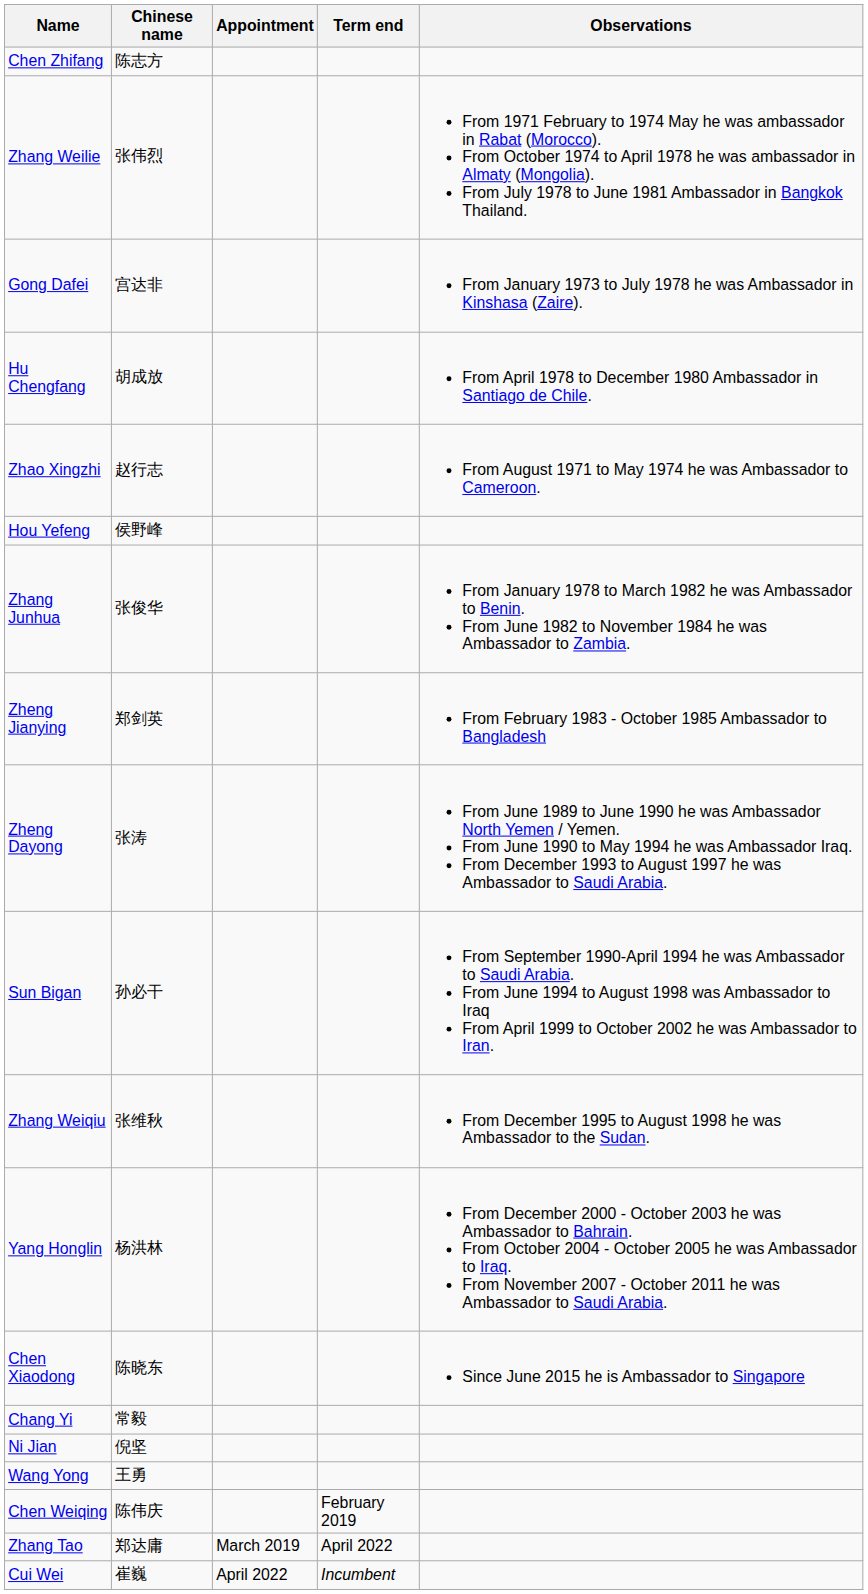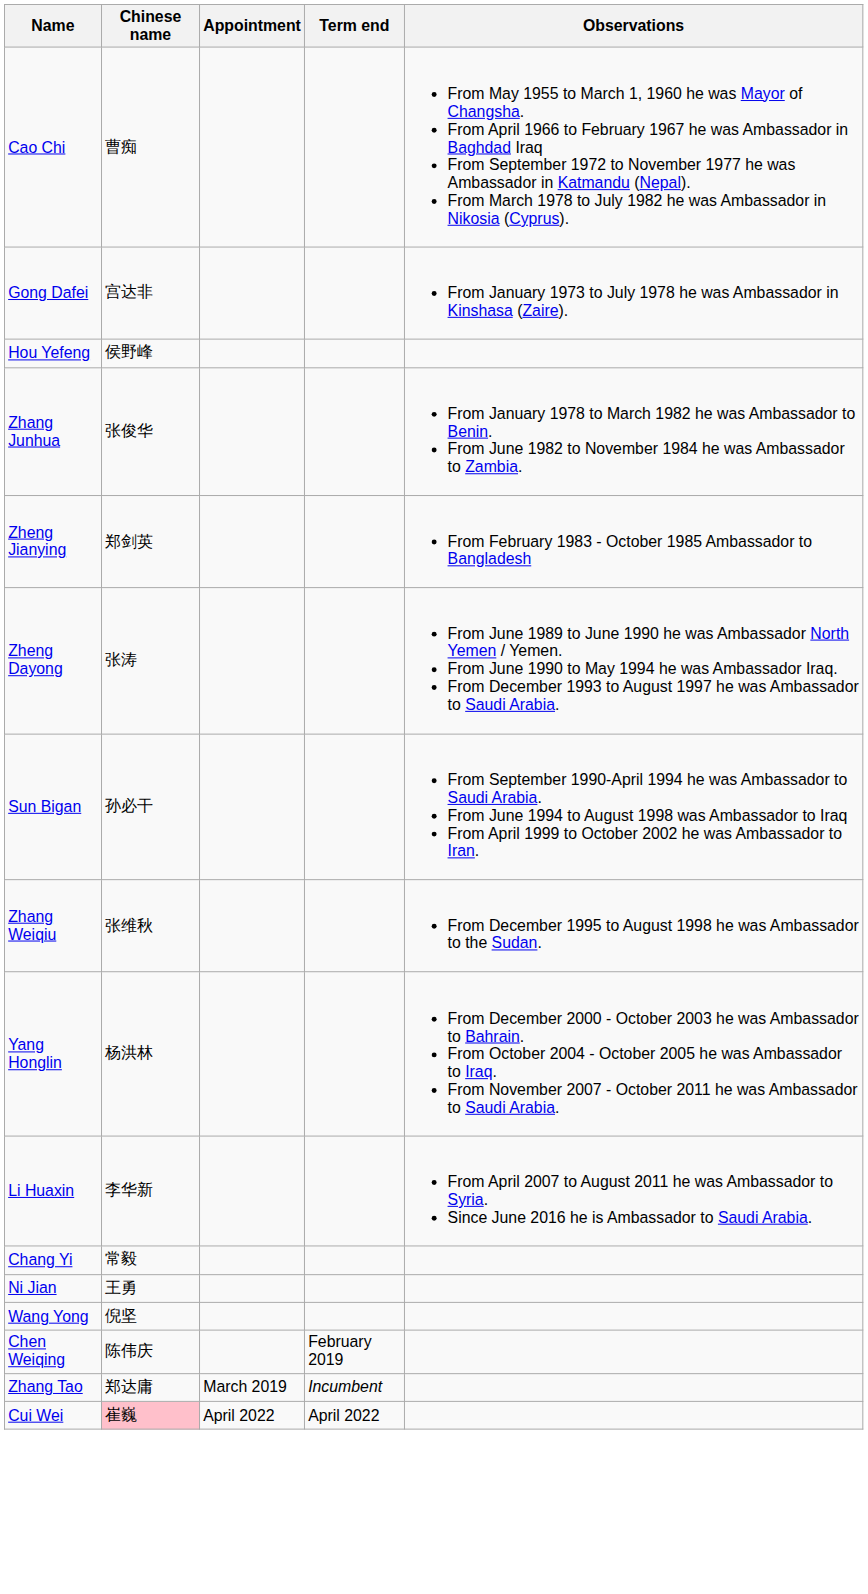- row: (56, 61)
- row: (54, 157)
+ row: (37, 147)
- row: (47, 377)
- row: (54, 470)
+ row: (41, 1190)
- row: (42, 1368)
(131, 1447) 倪坚 -> (121, 1287) 王勇
(131, 1475) 王勇 -> (121, 1315) 倪坚
(357, 1546) April 2022 -> (345, 1387) Incumbent
(131, 1574) no background -> (121, 1414) pink background
(358, 1574) Incumbent -> (344, 1415) April 2022
